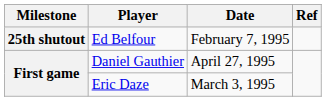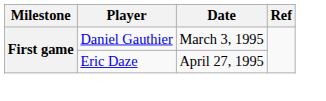- row: (123, 38)
(233, 61) April 27, 1995 -> (222, 38) March 3, 1995
(233, 84) March 3, 1995 -> (222, 61) April 27, 1995
